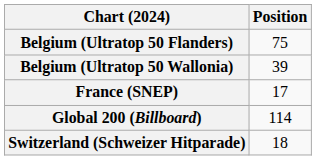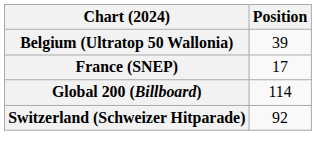- row: (127, 42)
(280, 142) 18 -> (280, 117) 92
